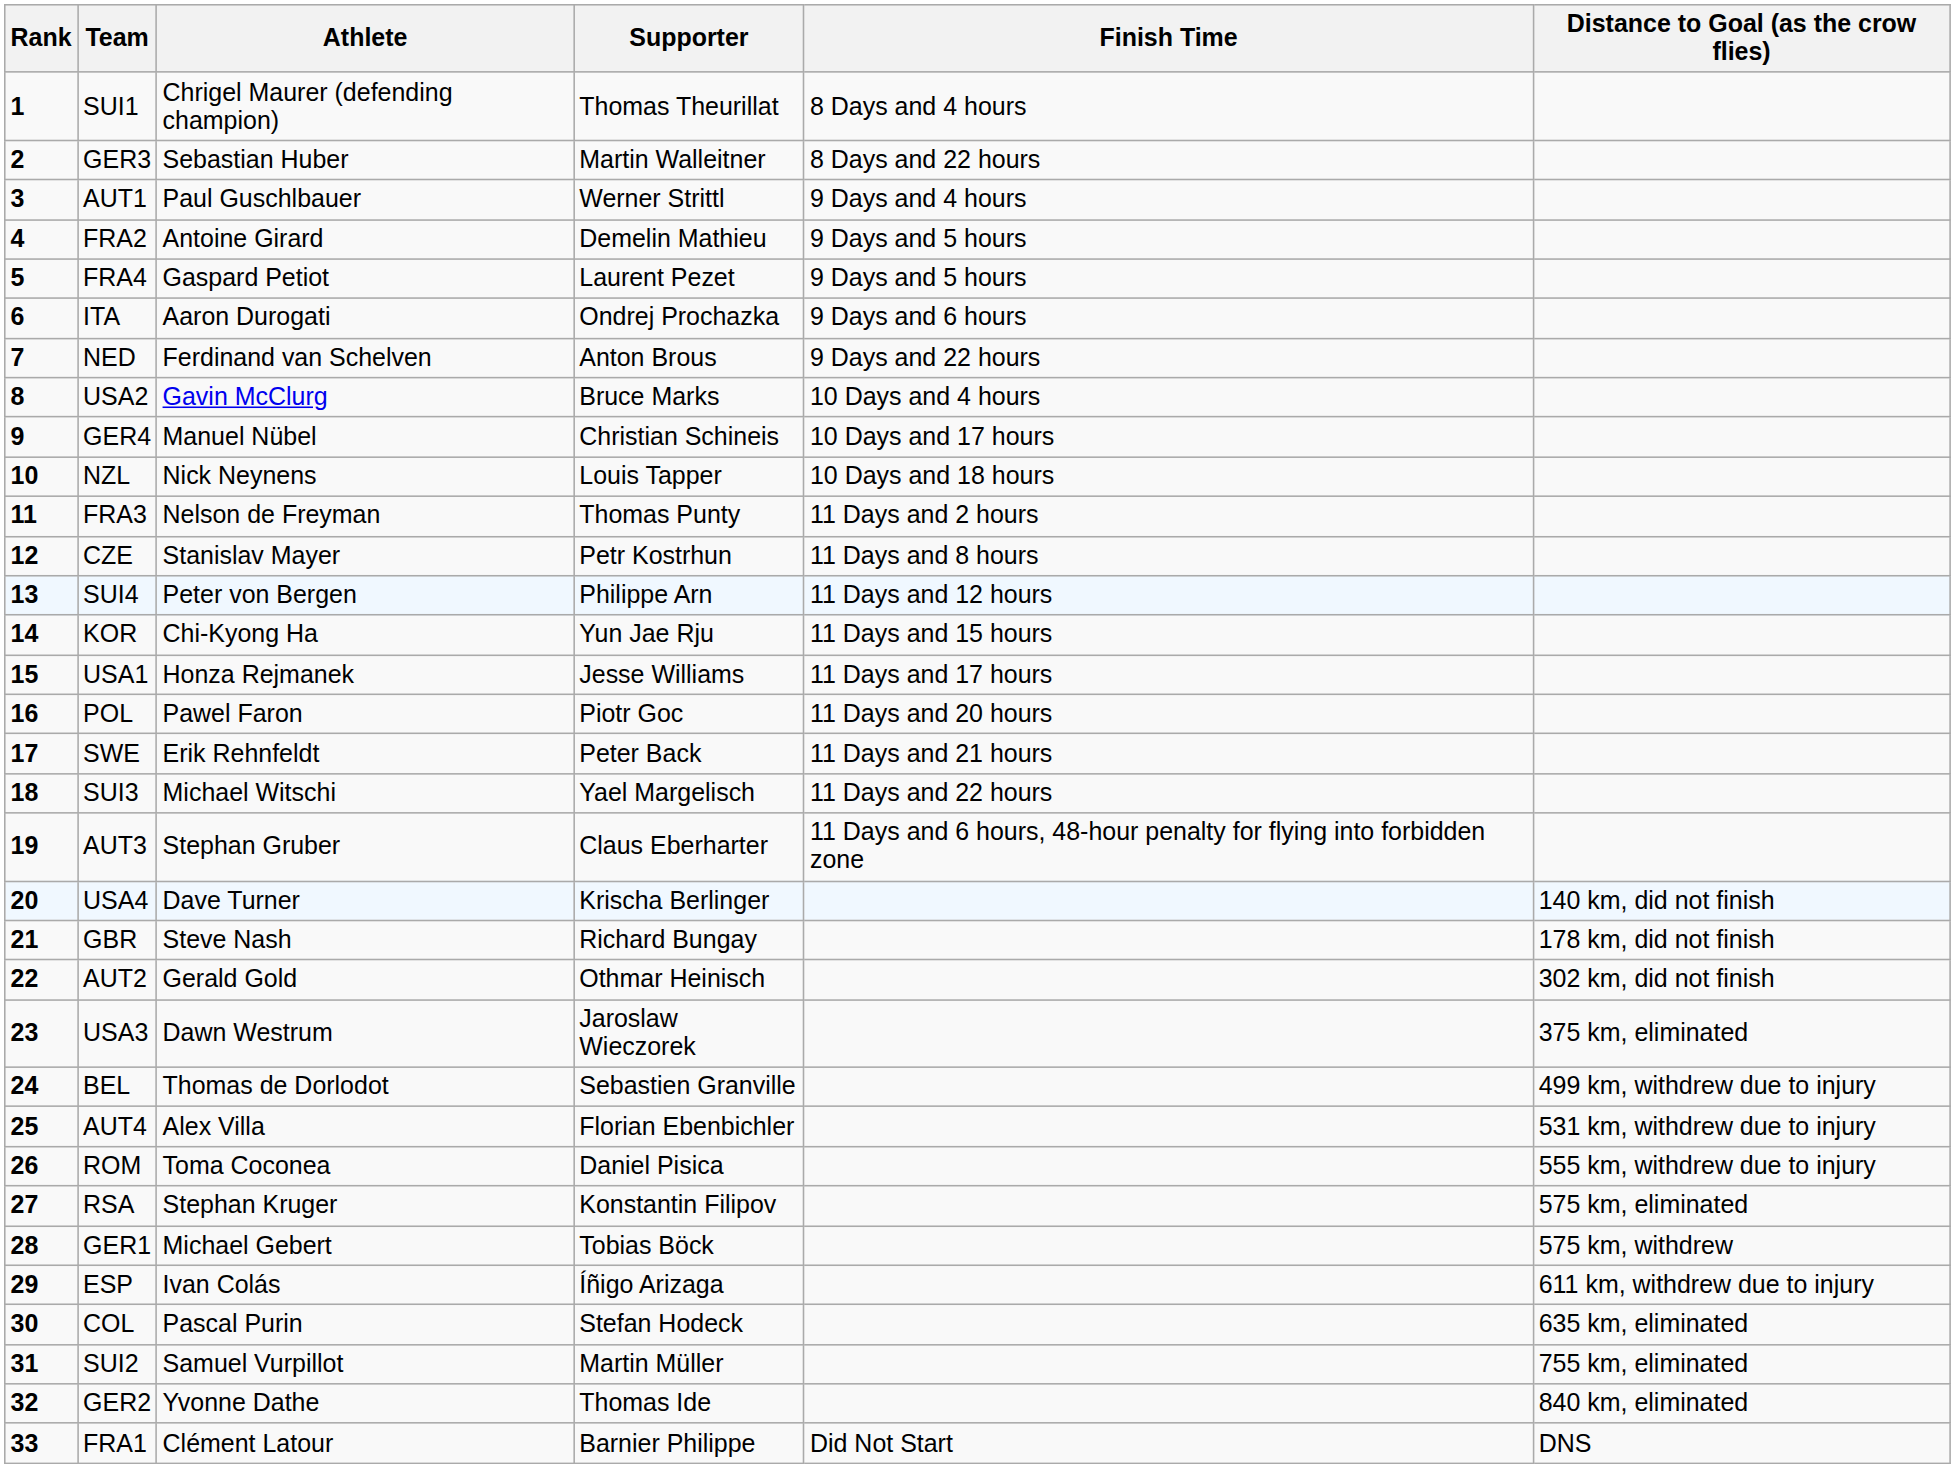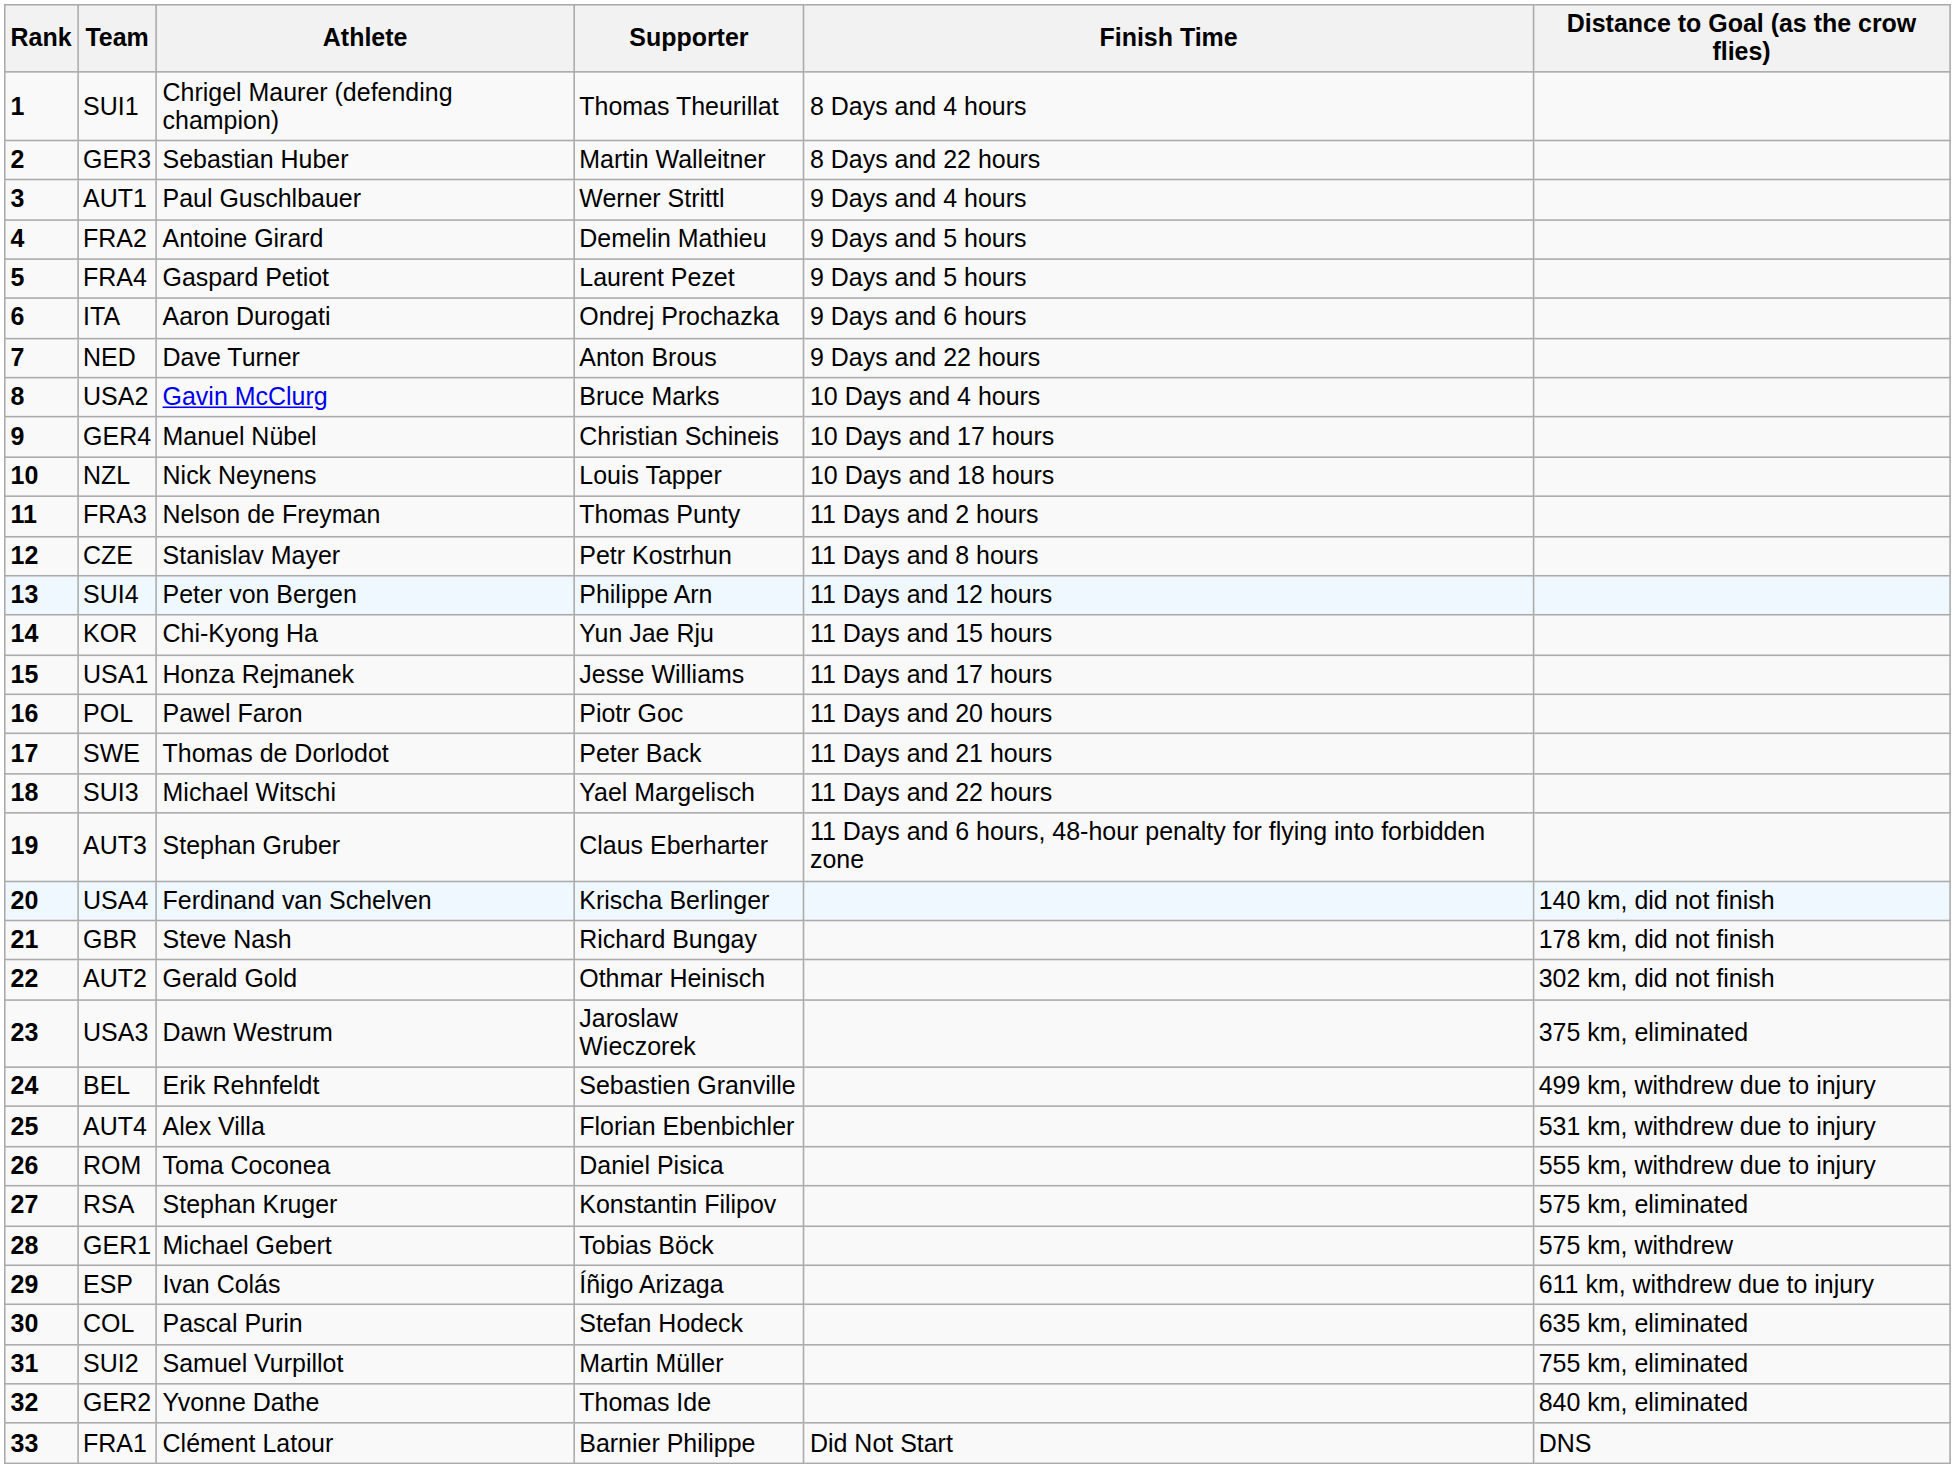(297, 357) Ferdinand van Schelven -> (231, 357) Dave Turner
(241, 753) Erik Rehnfeldt -> (276, 753) Thomas de Dorlodot
(231, 900) Dave Turner -> (297, 900) Ferdinand van Schelven
(276, 1086) Thomas de Dorlodot -> (241, 1086) Erik Rehnfeldt
